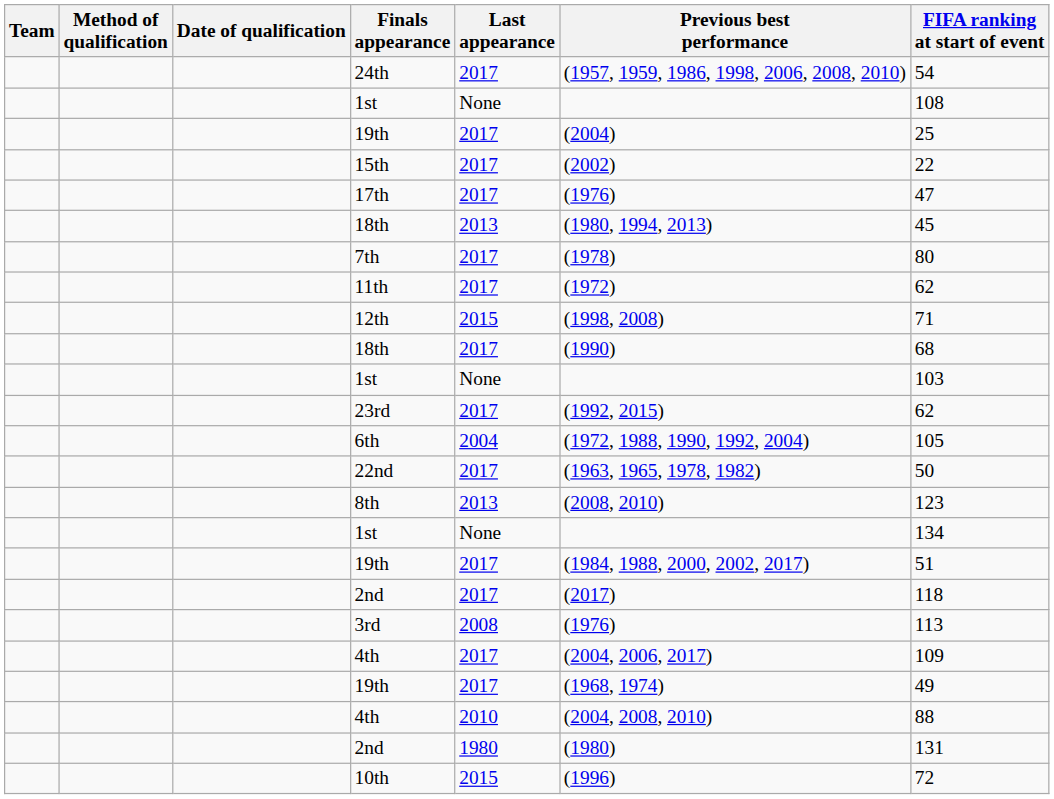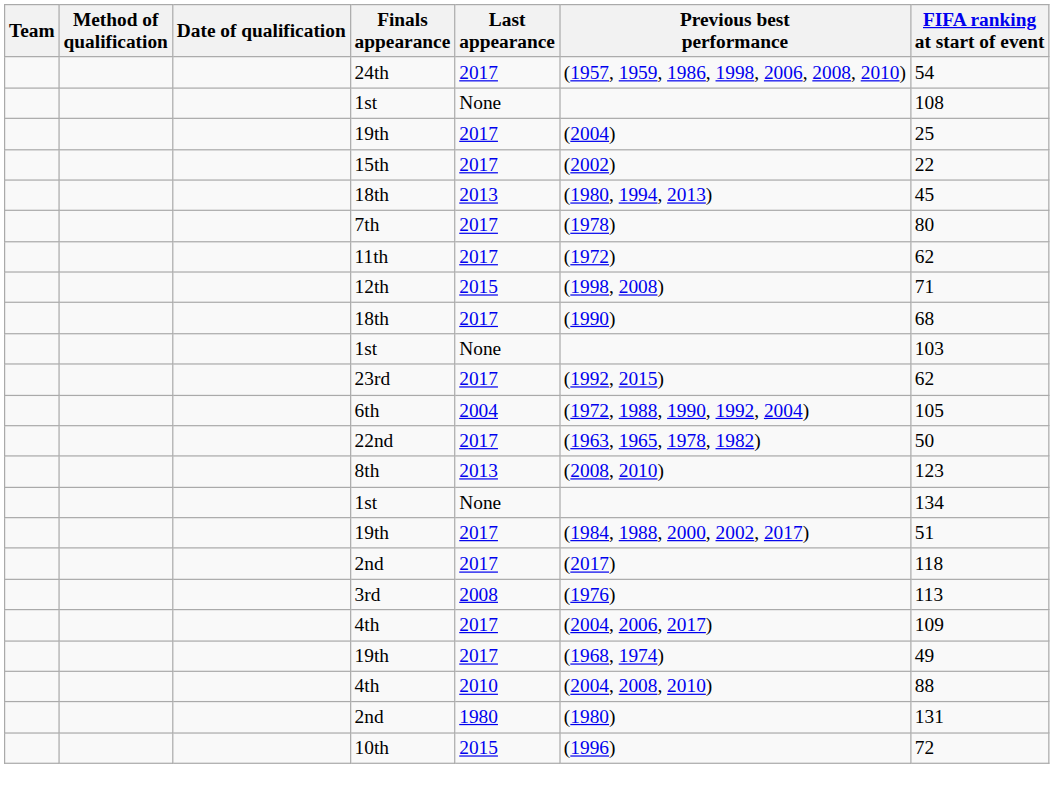- row: (32, 195)
